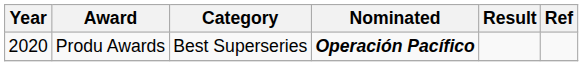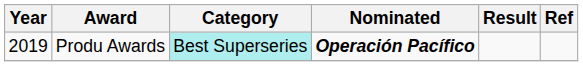(28, 46) 2020 -> (28, 46) 2019
(240, 46) no background -> (240, 46) paleturquoise background
